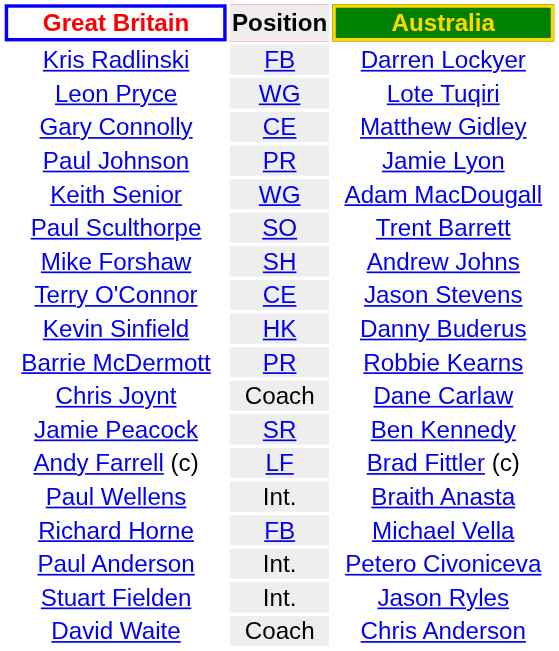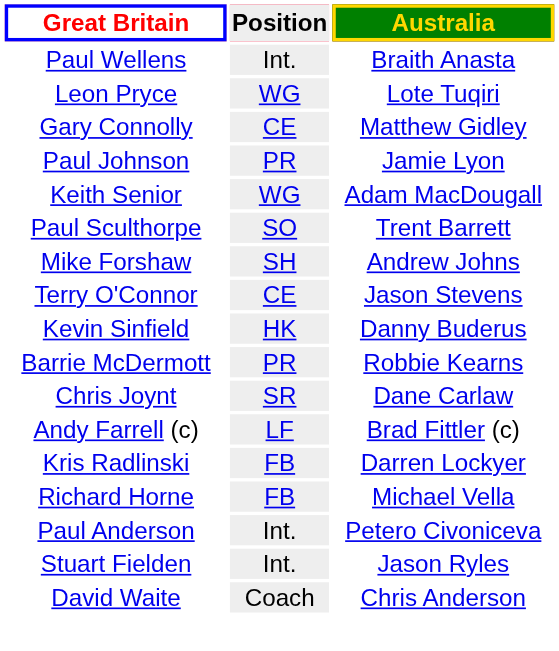rows swapped: (116, 60) <-> (116, 497)
(280, 396) Coach -> (280, 396) SR
- row: (116, 429)
